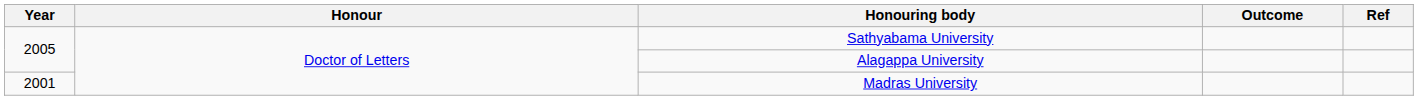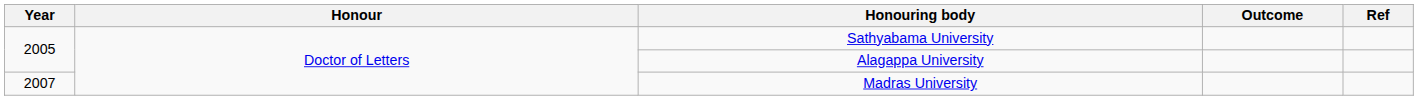(40, 83) 2001 -> (40, 83) 2007
